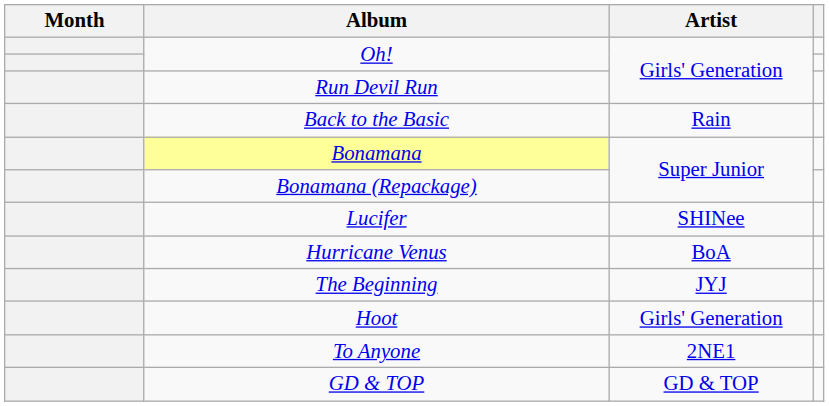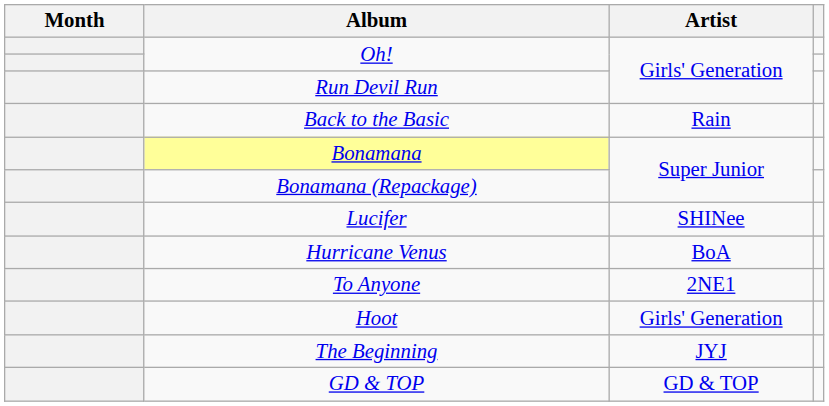rows swapped: (377, 350) <-> (377, 284)
